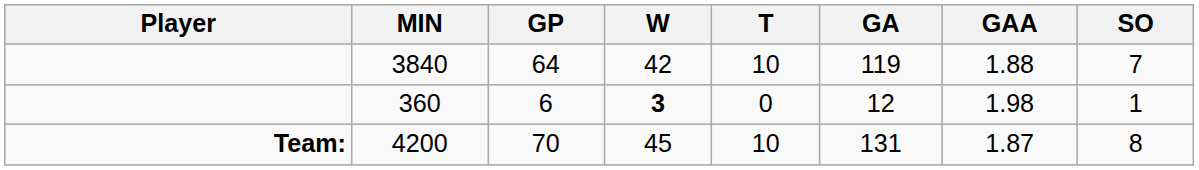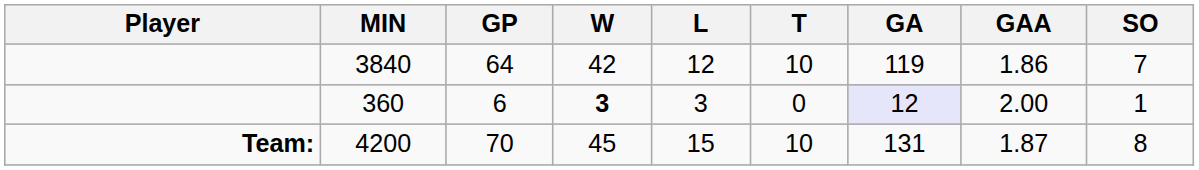+ column: (701, 24)
(1010, 64) 1.88 -> (1024, 64) 1.86
(881, 104) no background -> (904, 104) lavender background
(1010, 104) 1.98 -> (1024, 104) 2.00
